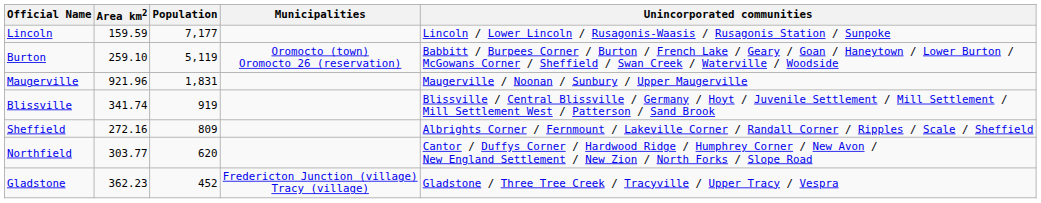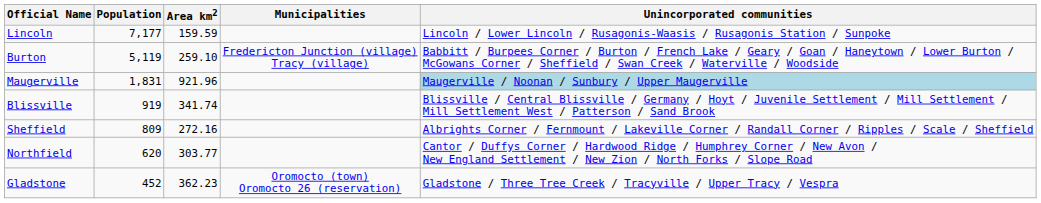columns swapped: (122, 15) <-> (185, 15)
(320, 57) Oromocto (town) Oromocto 26 (reservation) -> (320, 57) Fredericton Junction (village) Tracy (village)
(585, 81) no background -> (585, 81) lightblue background
(320, 183) Fredericton Junction (village) Tracy (village) -> (320, 183) Oromocto (town) Oromocto 26 (reservation)
